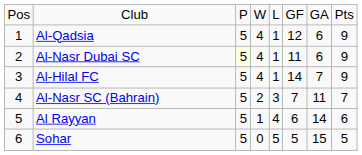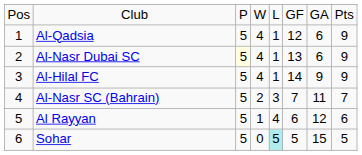(295, 56) 11 -> (295, 56) 13
(319, 77) 7 -> (319, 77) 9
(319, 118) 14 -> (319, 118) 12
(276, 139) no background -> (276, 139) paleturquoise background
